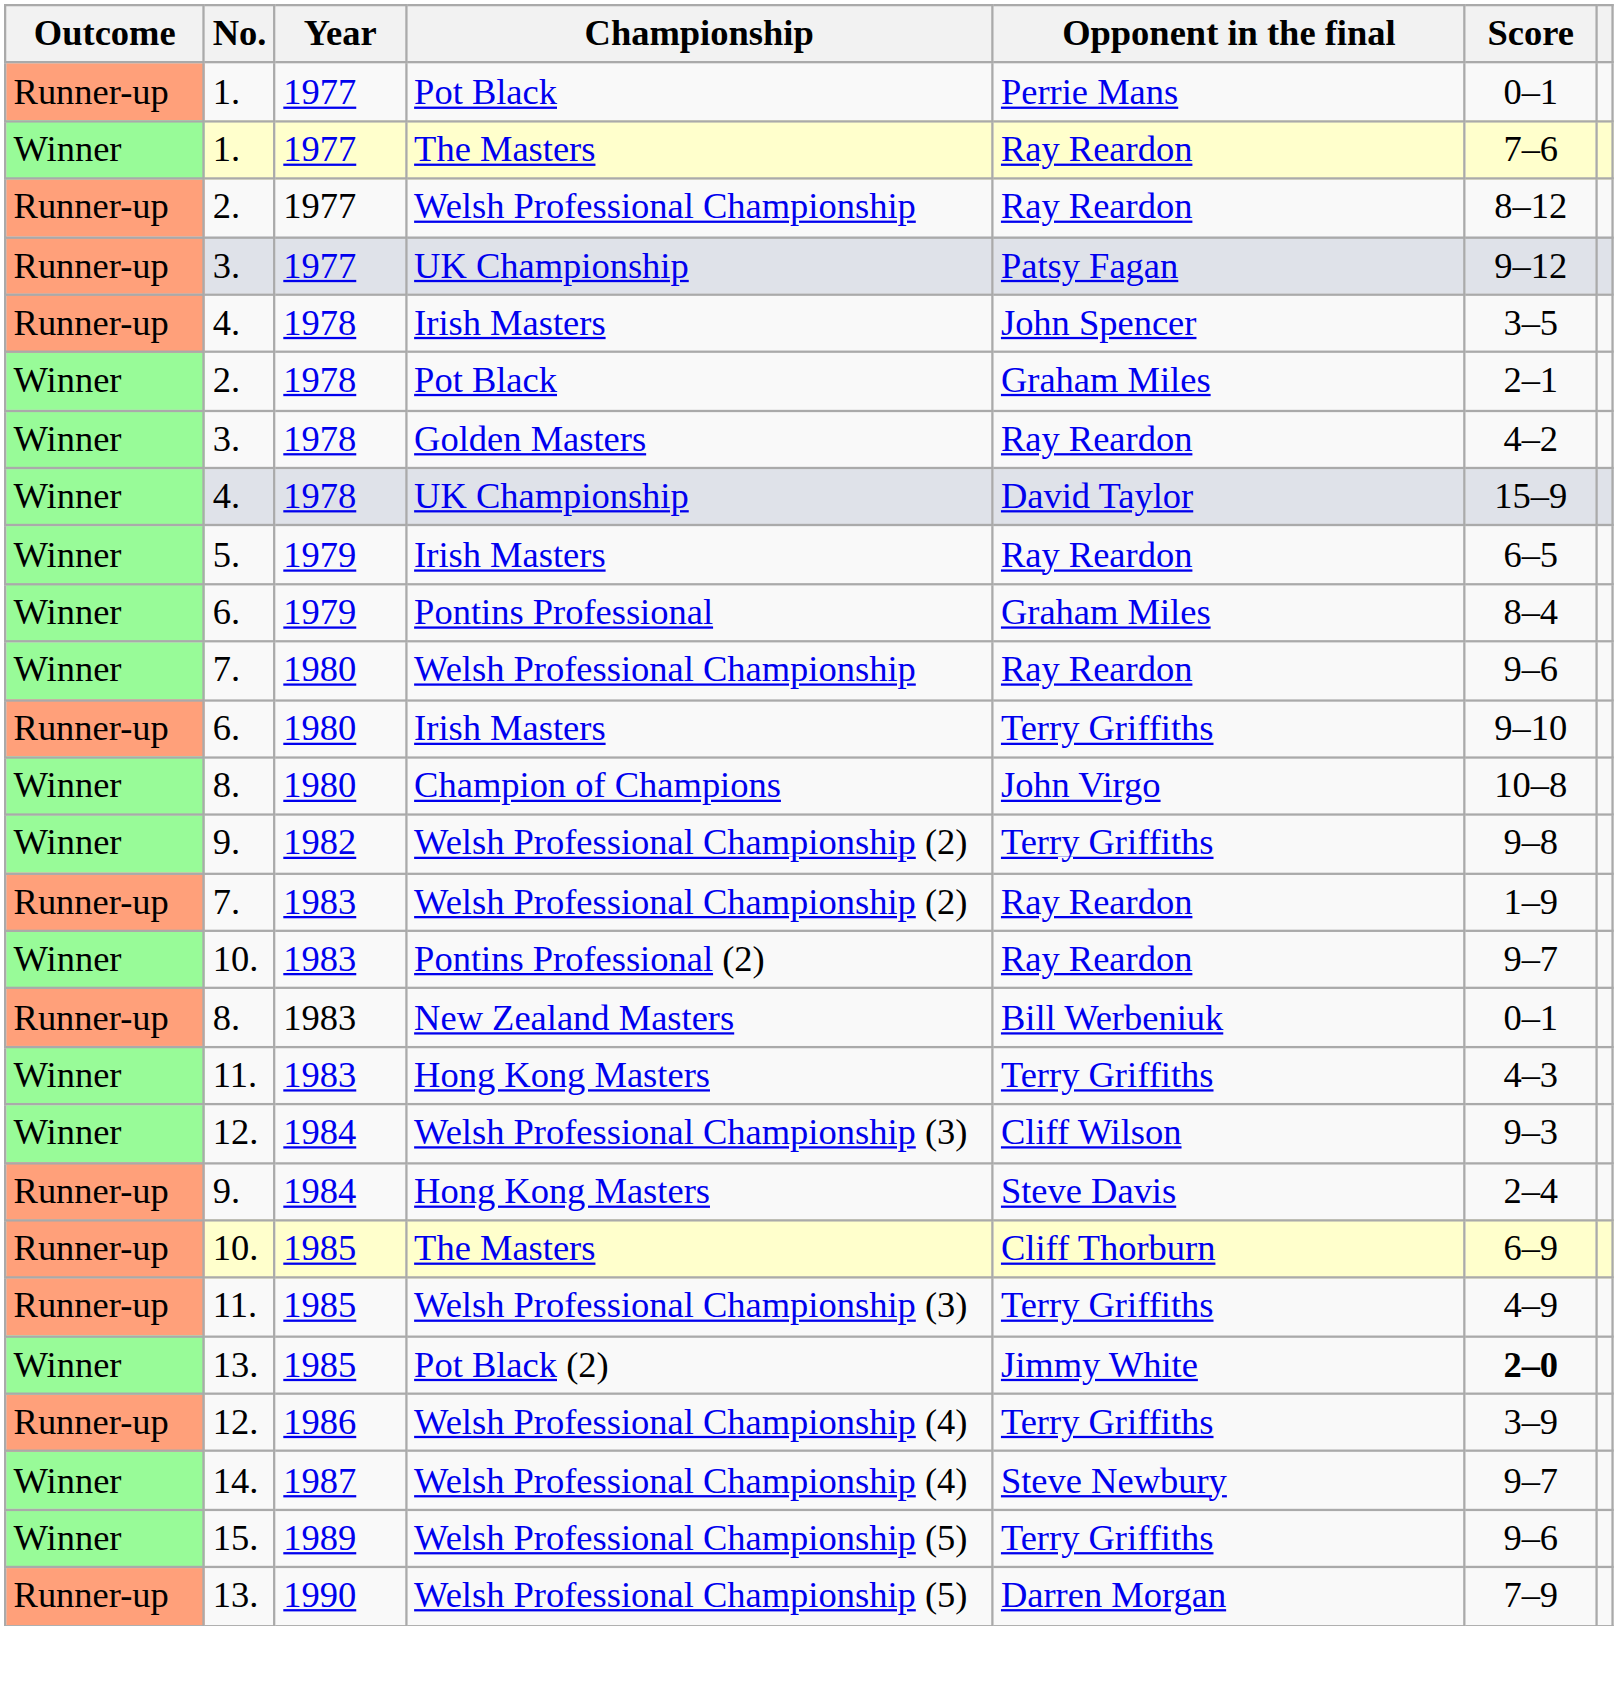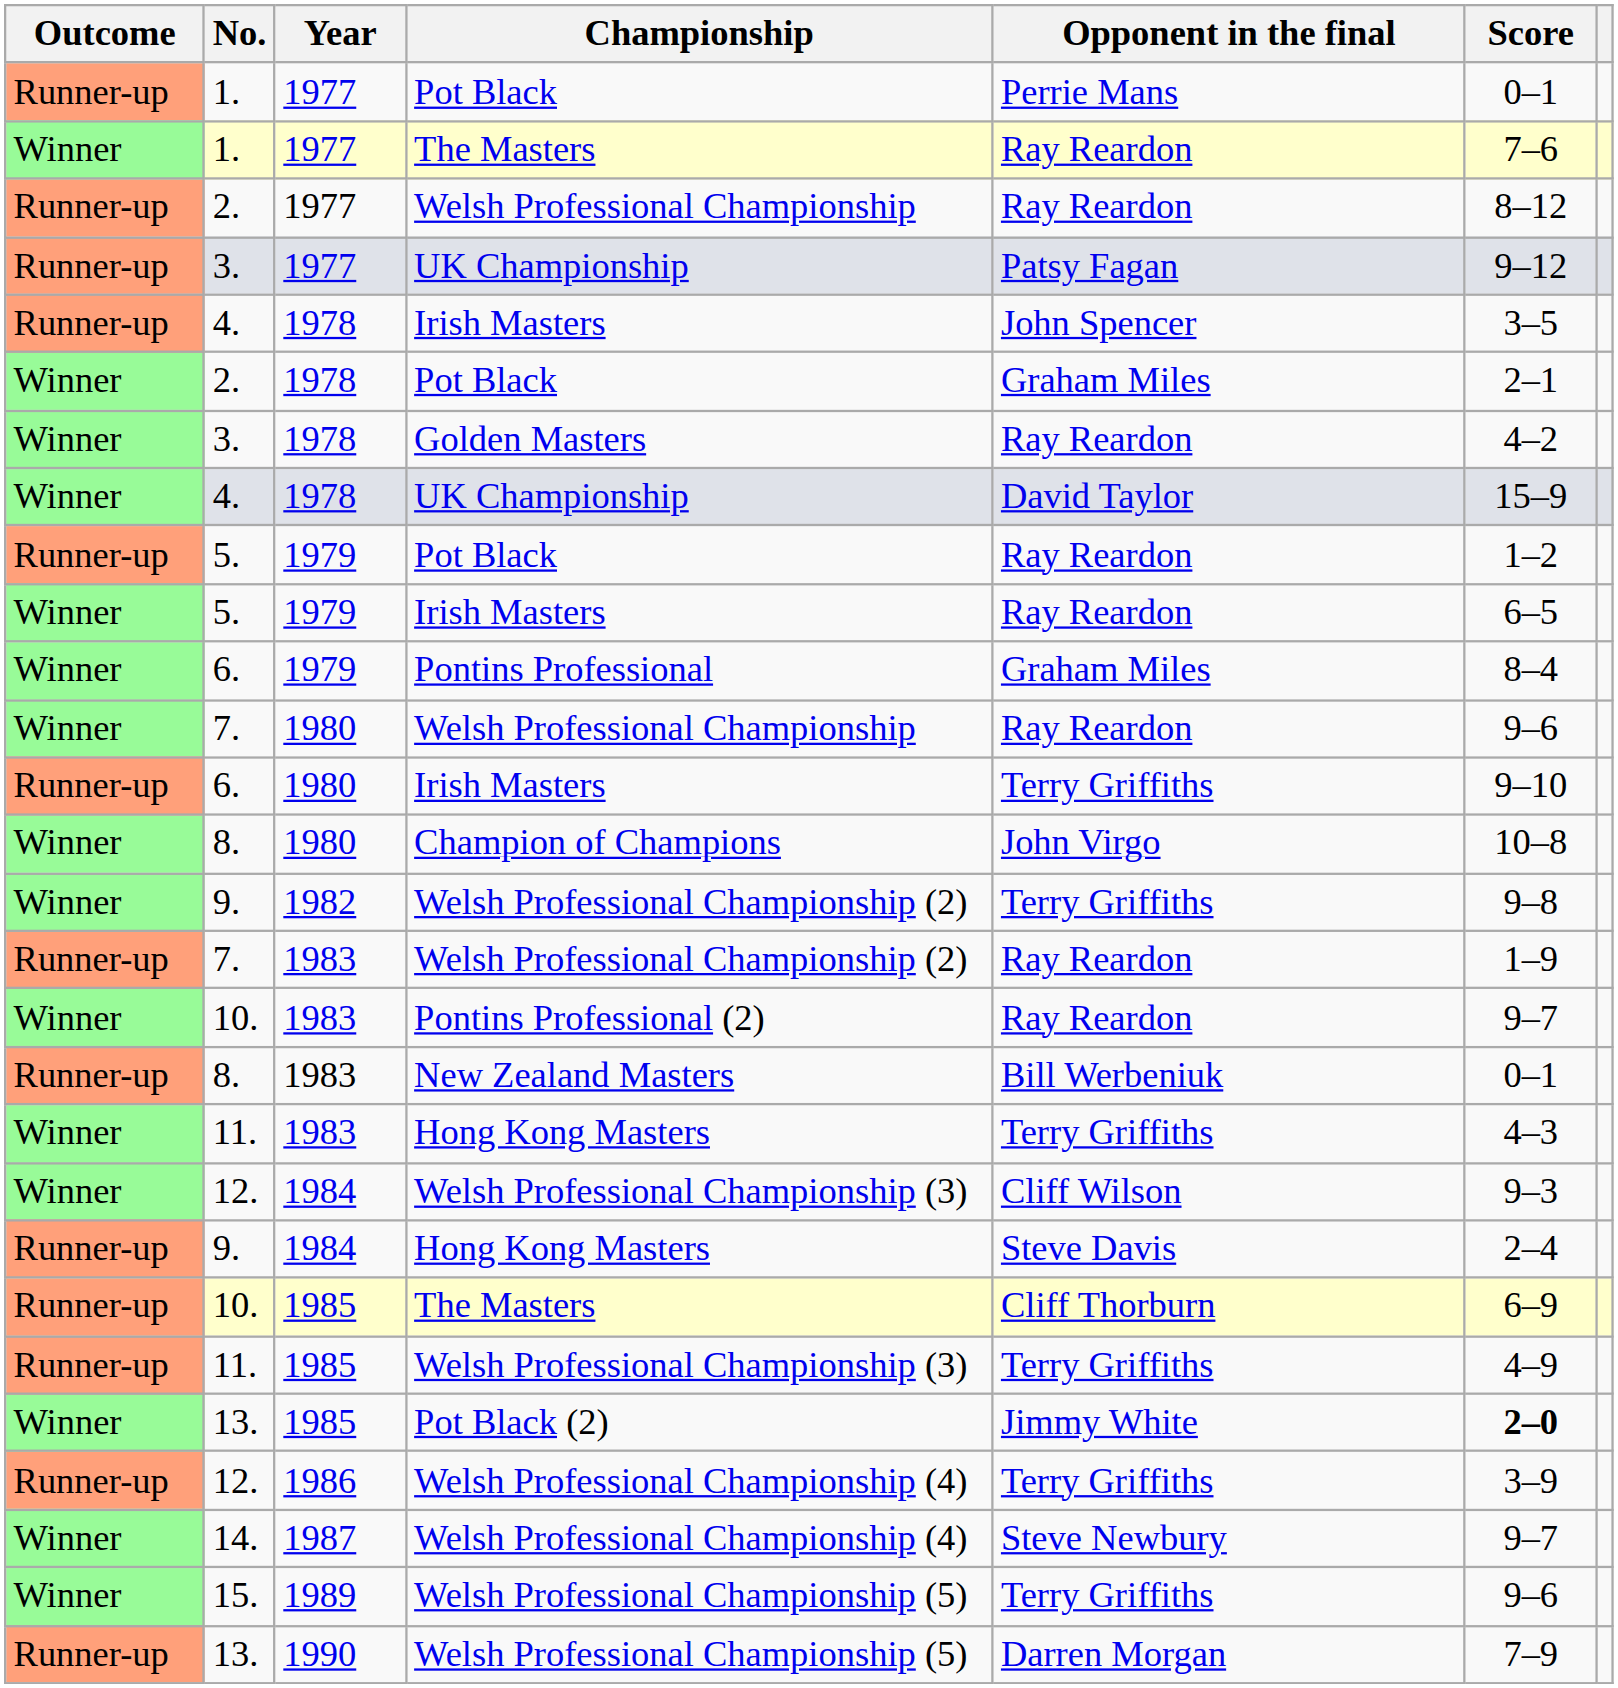+ row: (226, 554)
